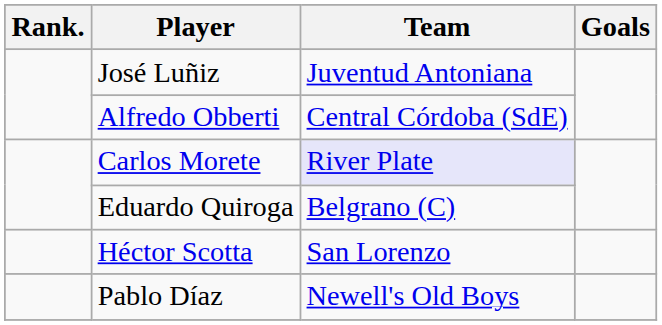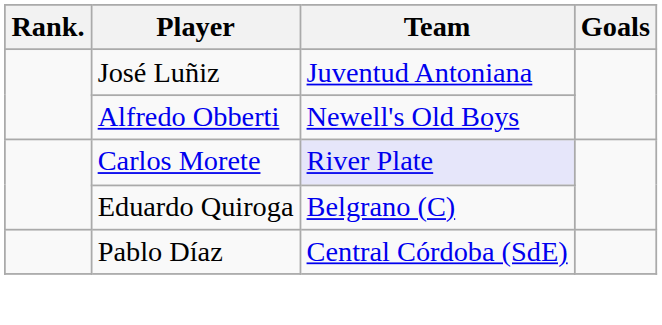(437, 116) Central Córdoba (SdE) -> (413, 116) Newell's Old Boys
- row: (175, 251)
(413, 296) Newell's Old Boys -> (437, 251) Central Córdoba (SdE)
